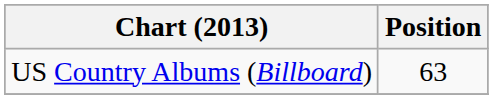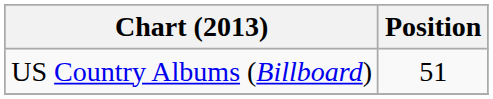(433, 71) 63 -> (433, 71) 51
